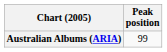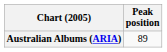(143, 39) 99 -> (143, 39) 89
